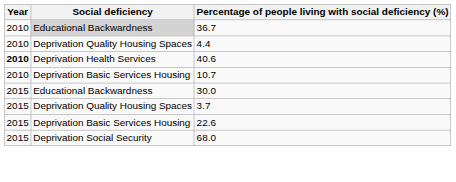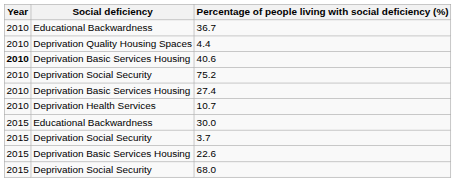(93, 28) lightgrey background -> (93, 28) no background
(94, 59) Deprivation Health Services -> (112, 59) Deprivation Basic Services Housing
+ row: (206, 75)
+ row: (206, 91)
(112, 75) Deprivation Basic Services Housing -> (94, 106) Deprivation Health Services
(113, 106) Deprivation Quality Housing Spaces -> (93, 138) Deprivation Social Security
